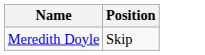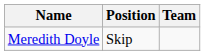+ column: (179, 15)
